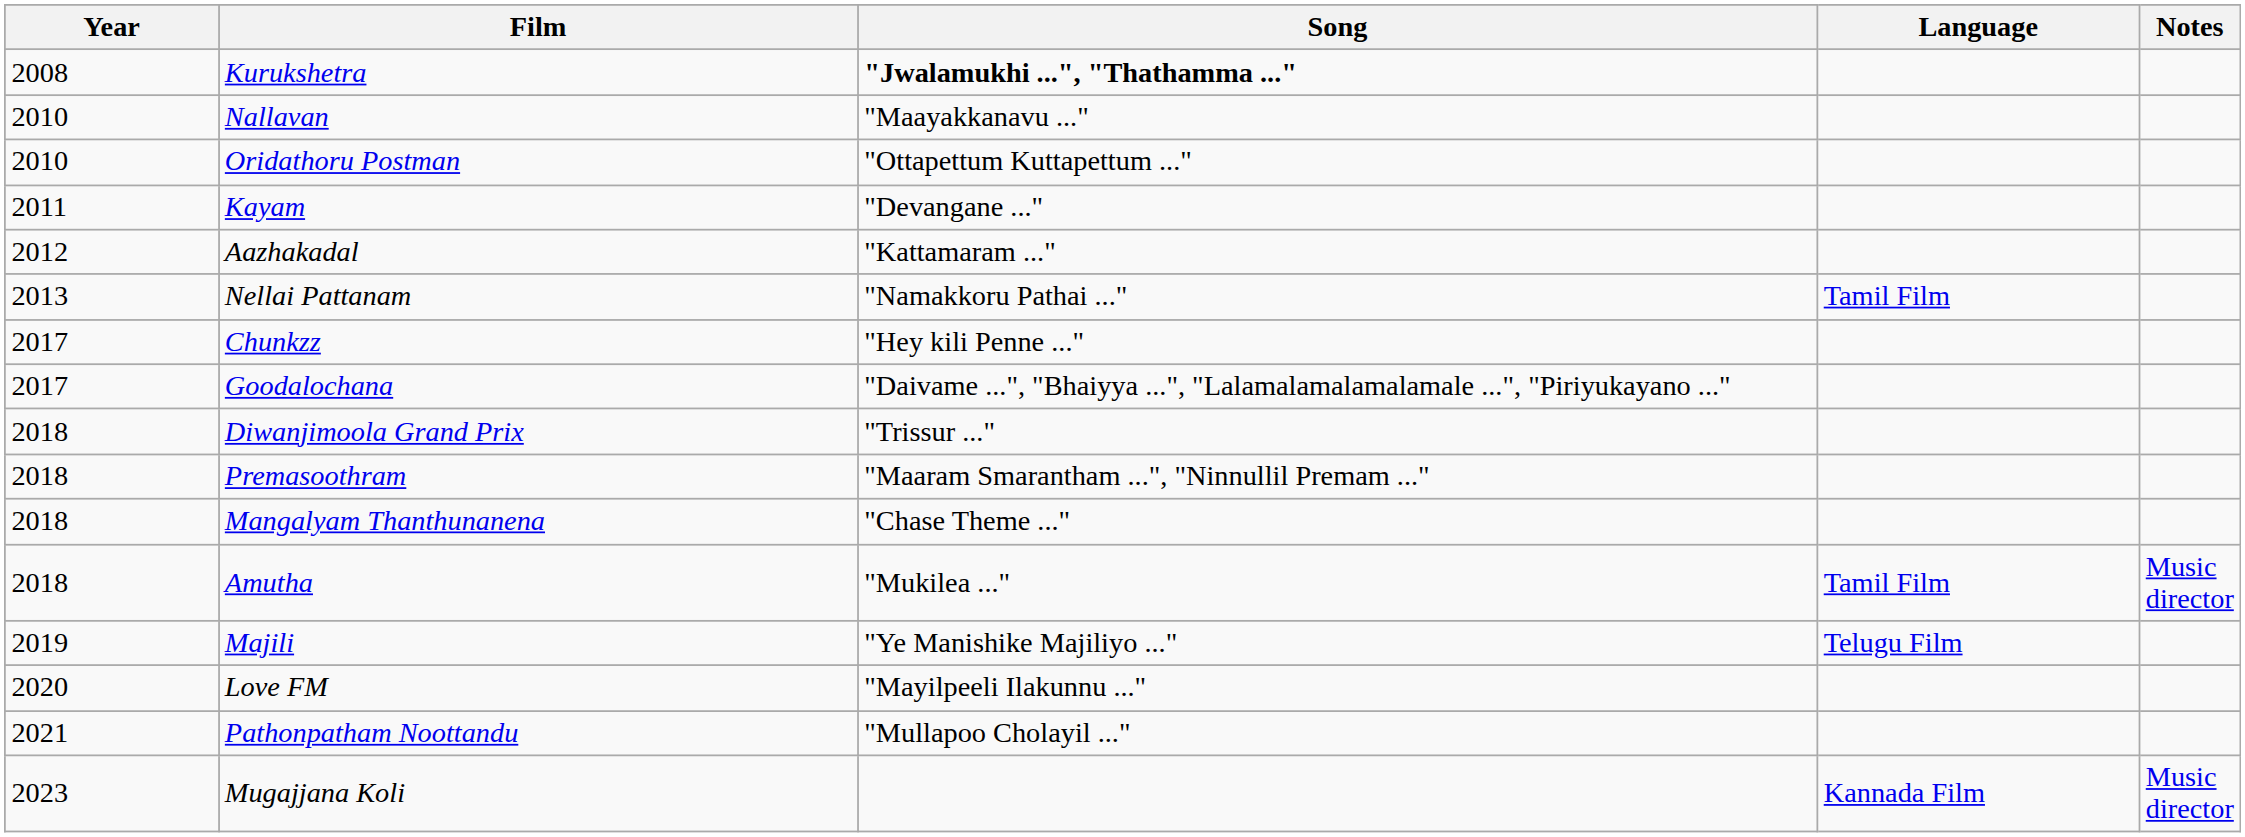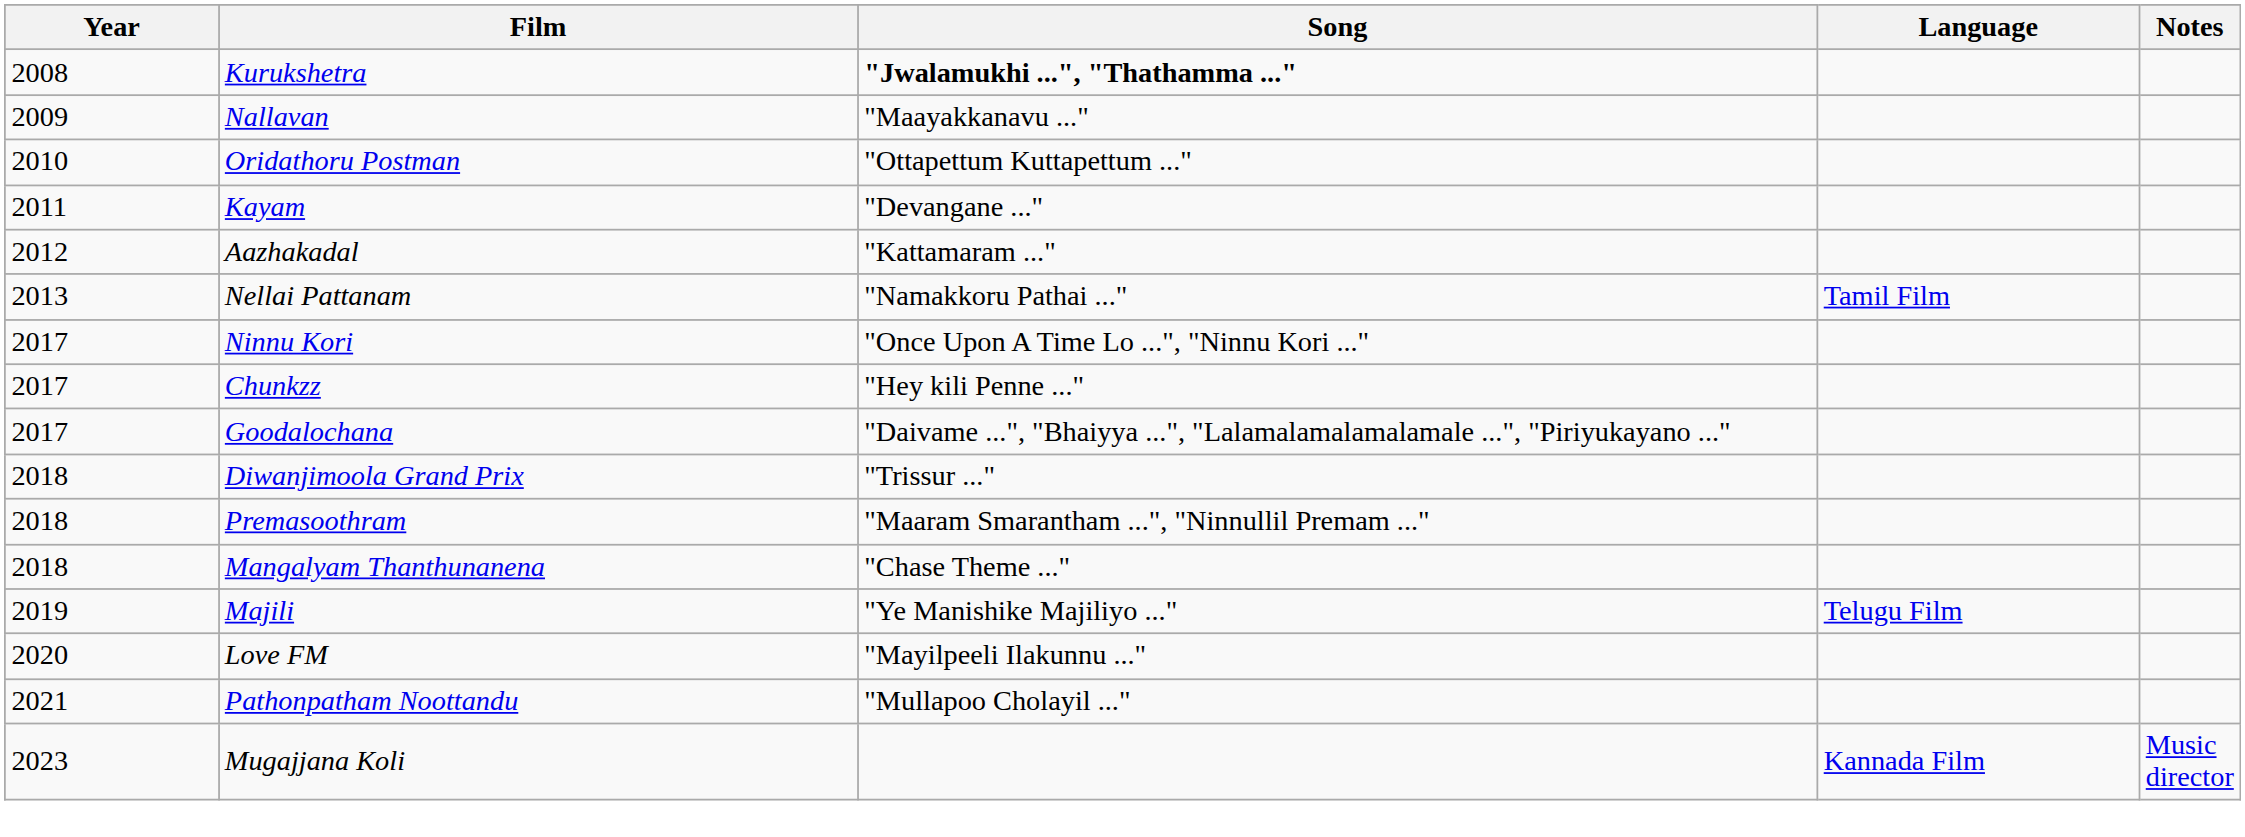(40, 116) 2010 -> (40, 116) 2009
+ row: (289, 341)
- row: (269, 581)
